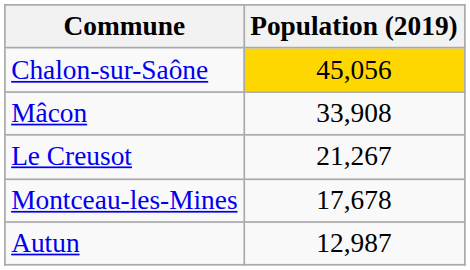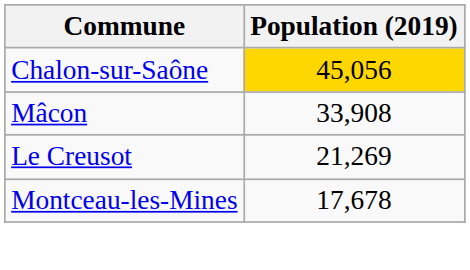(354, 156) 21,267 -> (354, 156) 21,269
- row: (45, 243)
